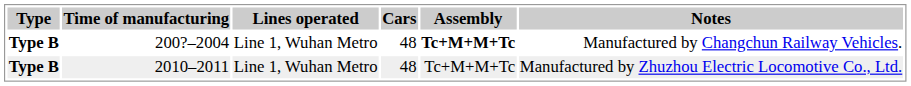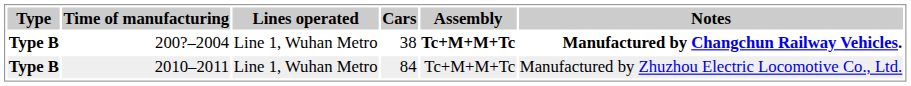(408, 42) 48 -> (408, 42) 38
(743, 42) normal -> (732, 42) bold
(408, 67) 48 -> (408, 67) 84
